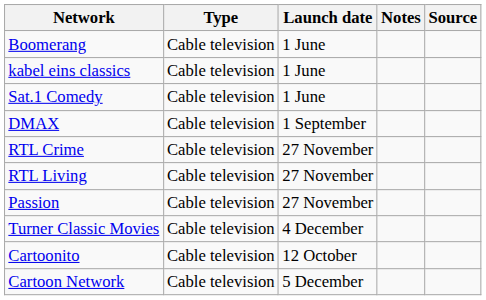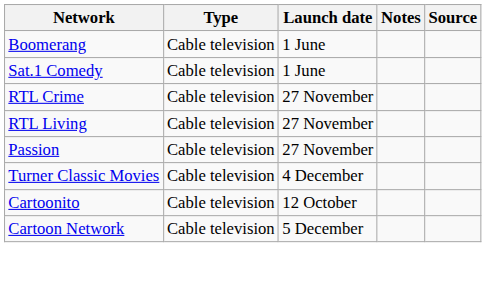- row: (69, 70)
- row: (34, 123)
